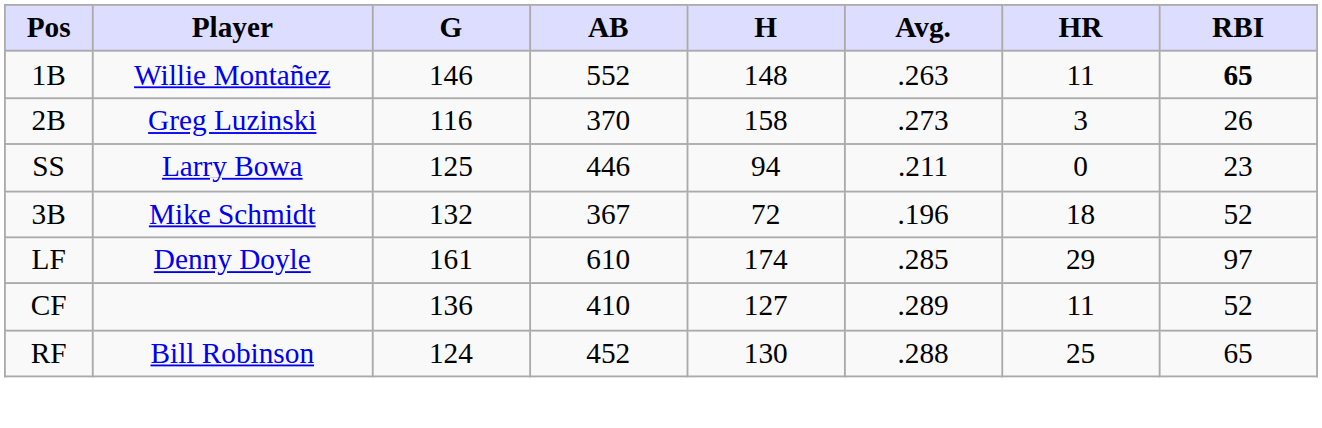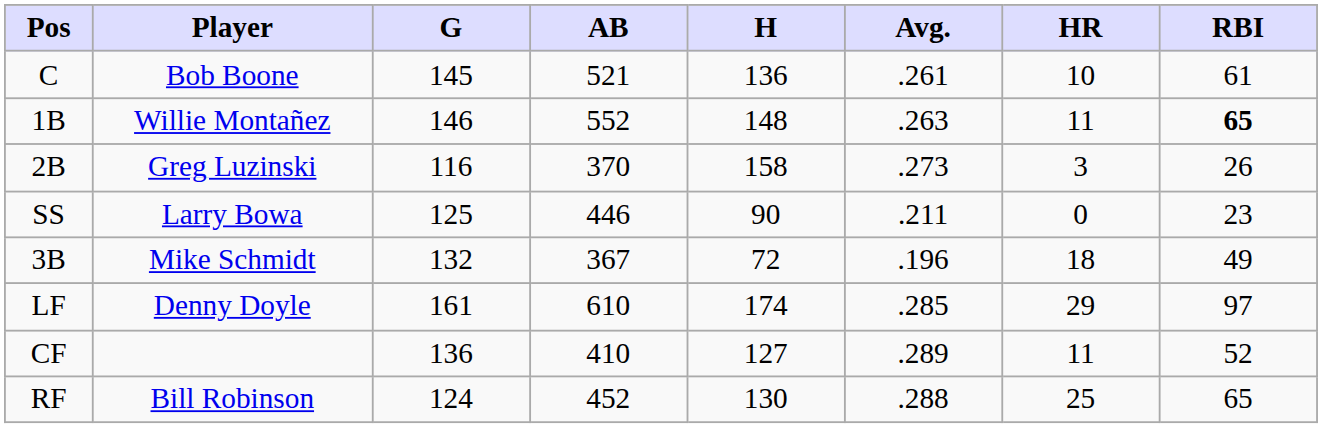+ row: (49, 74)
(766, 167) 94 -> (766, 213) 90
(1238, 213) 52 -> (1238, 259) 49
